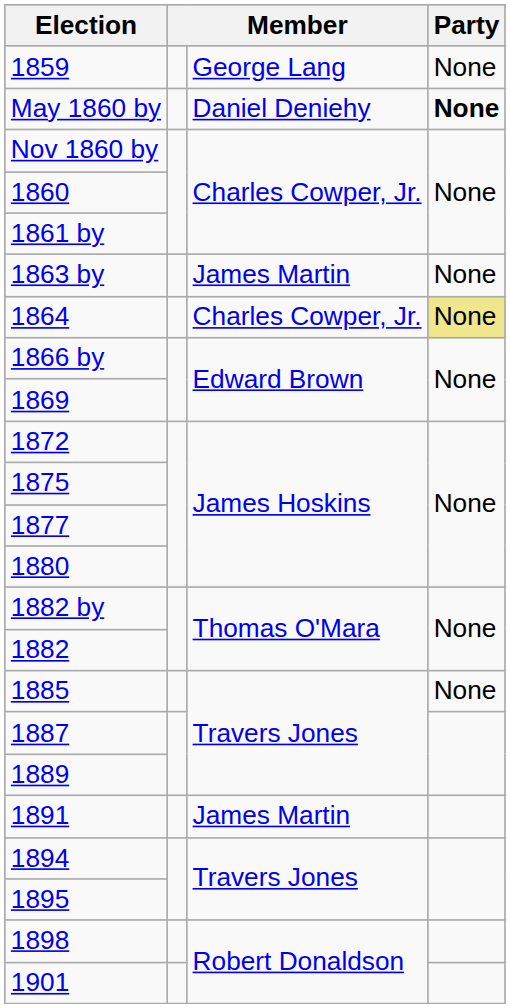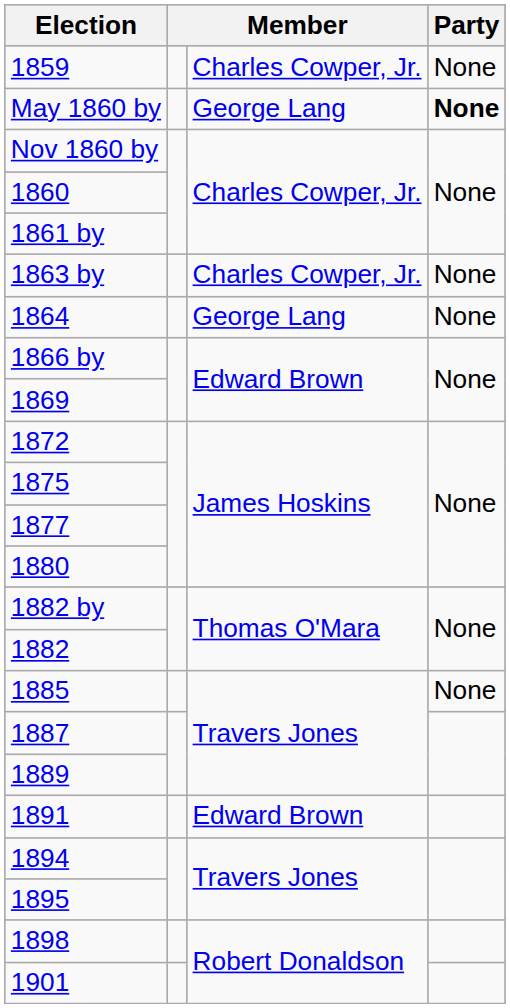(269, 66) George Lang -> (307, 66) Charles Cowper, Jr.
(282, 108) Daniel Deniehy -> (269, 108) George Lang
(271, 274) James Martin -> (307, 274) Charles Cowper, Jr.
(307, 316) Charles Cowper, Jr. -> (269, 316) George Lang
(465, 316) khaki background -> (465, 316) no background
(271, 815) James Martin -> (278, 815) Edward Brown
